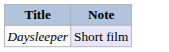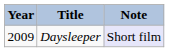+ column: (21, 15)
